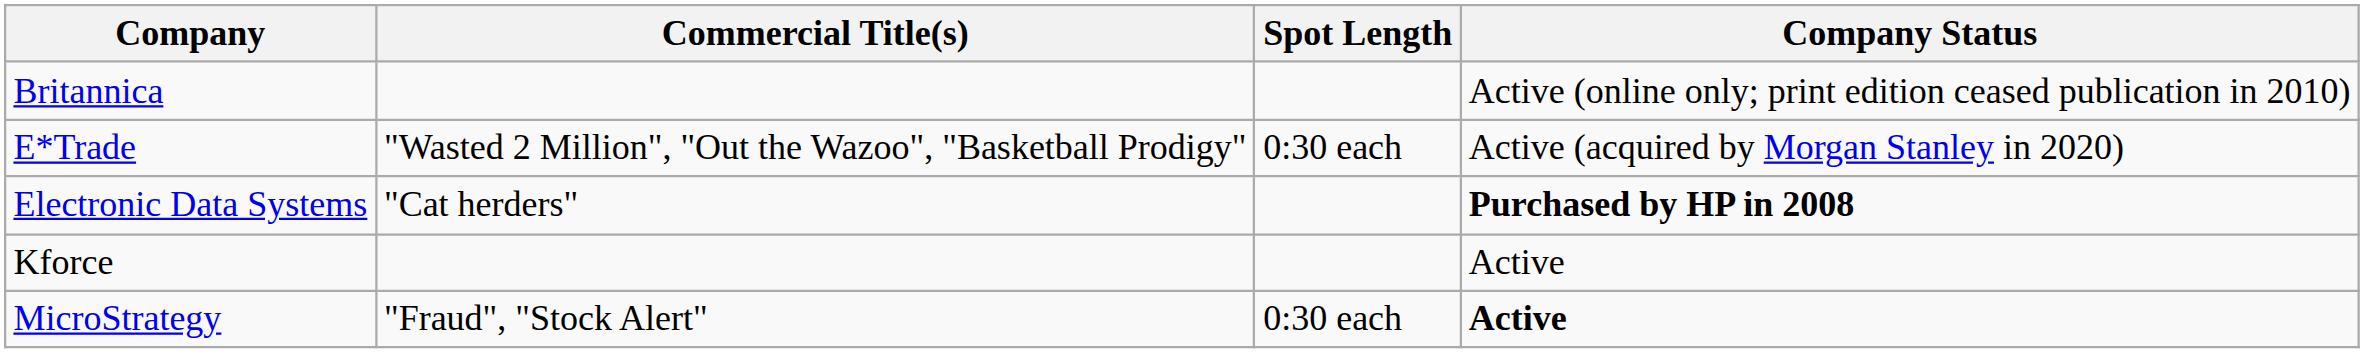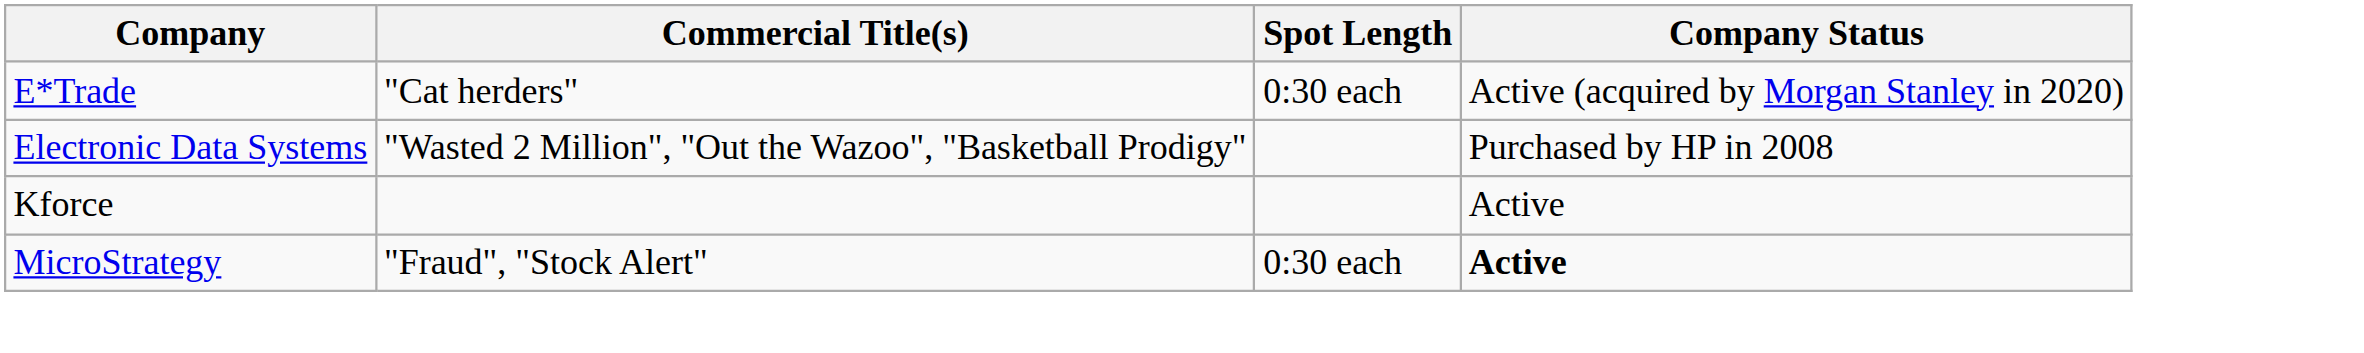- row: (88, 90)
(815, 147) "Wasted 2 Million", "Out the Wazoo", "Basketball Prodigy" -> (481, 90) "Cat herders"
(481, 204) "Cat herders" -> (815, 147) "Wasted 2 Million", "Out the Wazoo", "Basketball Prodigy"
(1662, 204) bold -> (1651, 147) normal
